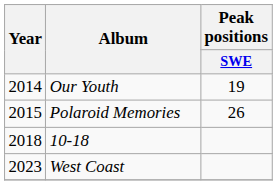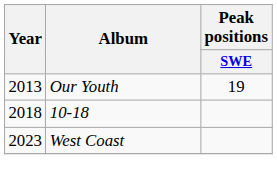(25, 86) 2014 -> (25, 86) 2013
- row: (115, 113)
